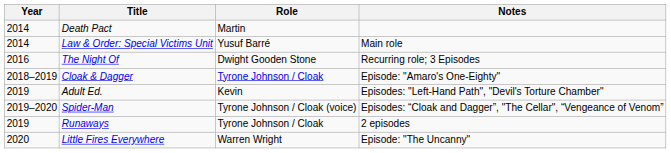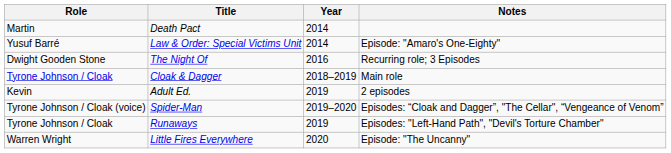columns swapped: (32, 12) <-> (287, 12)
(382, 44) Main role -> (431, 44) Episode: "Amaro's One-Eighty"
(431, 76) Episode: "Amaro's One-Eighty" -> (382, 76) Main role
(482, 92) Episodes: "Left-Hand Path", "Devil's Torture Chamber" -> (385, 92) 2 episodes
(385, 124) 2 episodes -> (482, 124) Episodes: "Left-Hand Path", "Devil's Torture Chamber"
